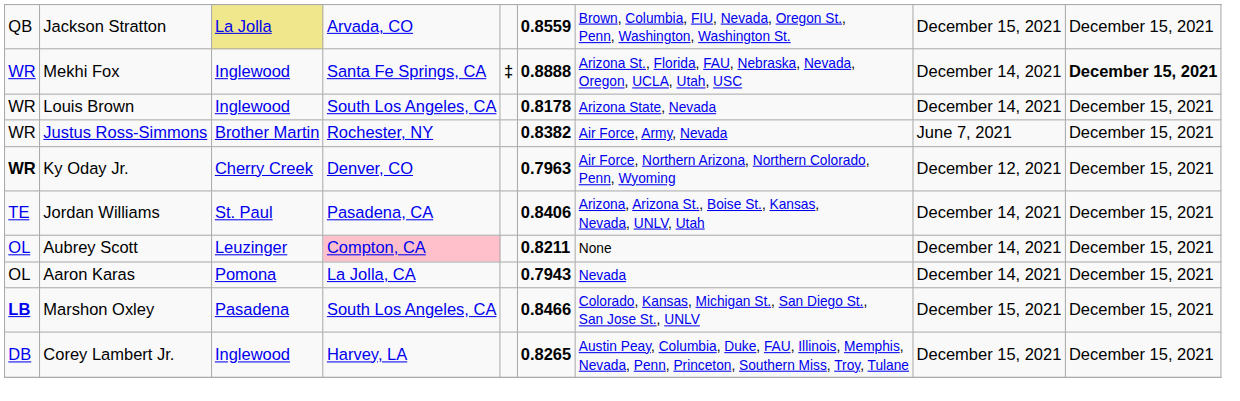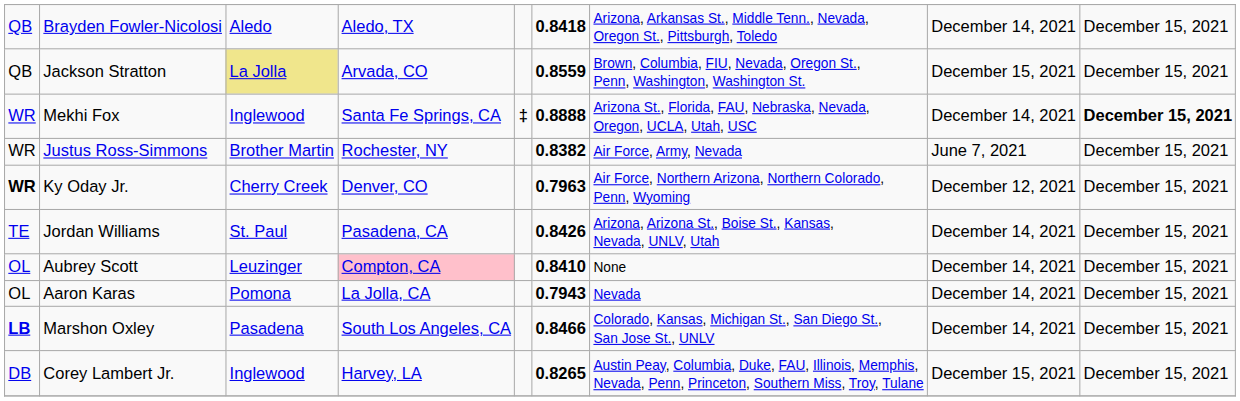+ row: (133, 26)
- row: (89, 106)
(546, 213) 0.8406 -> (561, 231) 0.8426
(546, 248) 0.8211 -> (561, 267) 0.8410
(989, 310) December 15, 2021 -> (1004, 328) December 14, 2021
